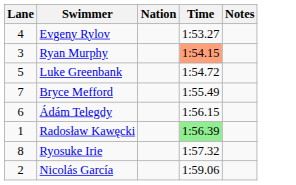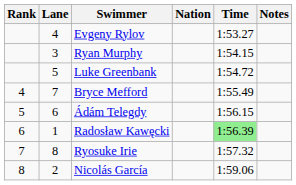+ column: (22, 14)
(201, 53) lightsalmon background -> (235, 53) no background
